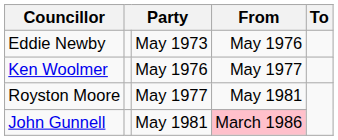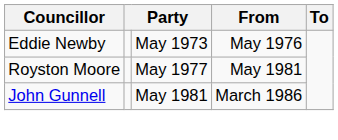- row: (58, 69)
(259, 122) pink background -> (259, 95) no background
